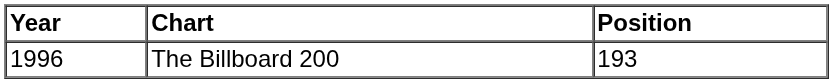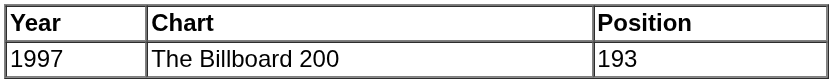(37, 59) 1996 -> (37, 59) 1997
